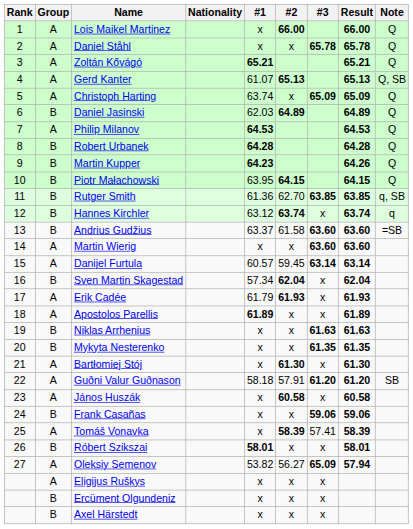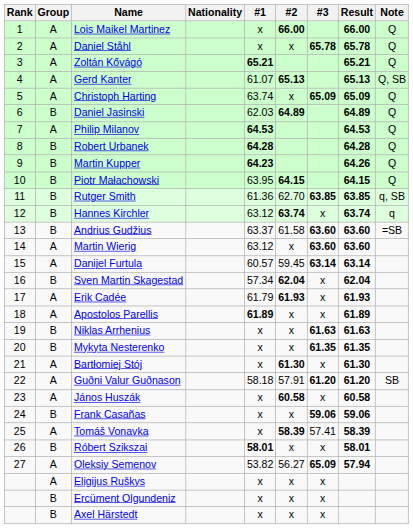(260, 247) x -> (260, 247) 63.12
